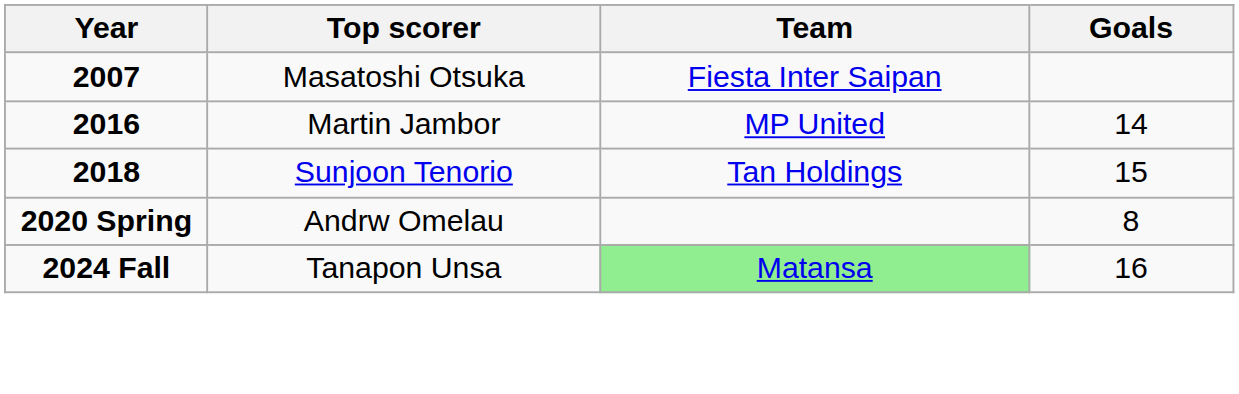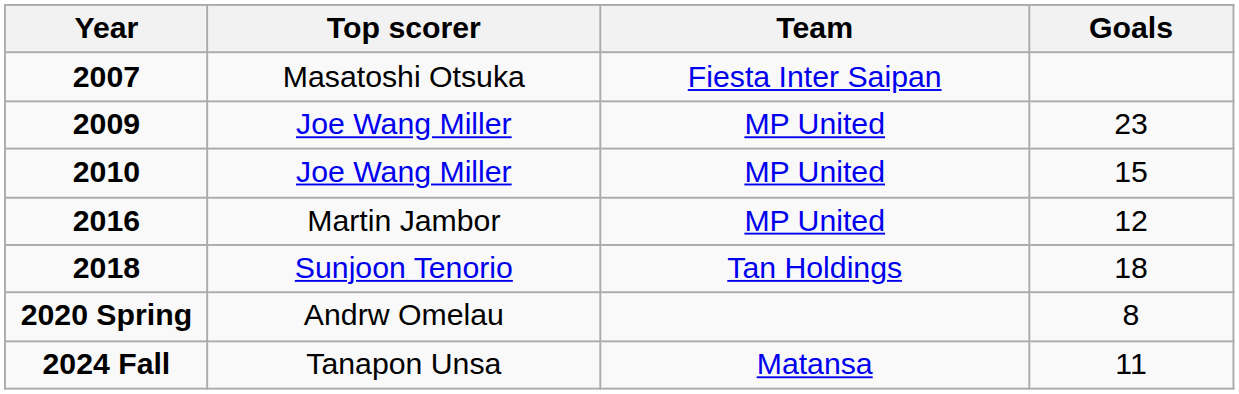+ row: (106, 124)
+ row: (106, 172)
(1131, 124) 14 -> (1131, 220) 12
(1131, 172) 15 -> (1131, 268) 18
(815, 268) lightgreen background -> (815, 364) no background
(1131, 268) 16 -> (1131, 364) 11
